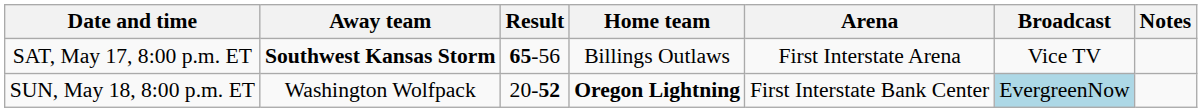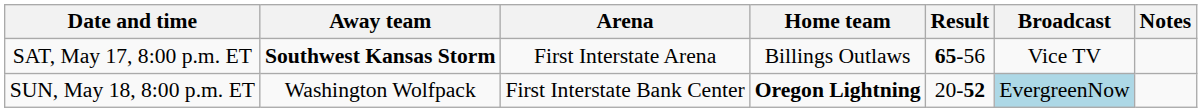columns swapped: (535, 21) <-> (870, 21)
